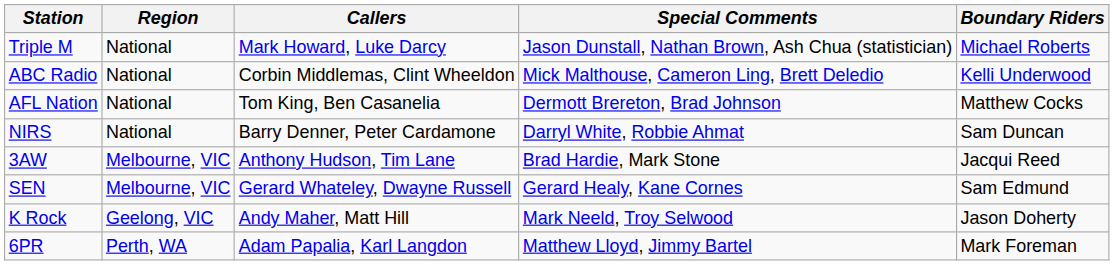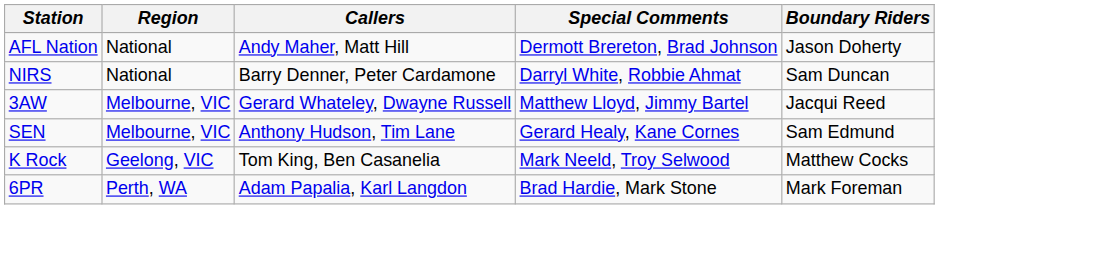- row: (41, 47)
- row: (53, 75)
(339, 103) Tom King, Ben Casanelia -> (324, 47) Andy Maher, Matt Hill
(1022, 103) Matthew Cocks -> (844, 47) Jason Doherty
(347, 160) Anthony Hudson, Tim Lane -> (375, 103) Gerard Whateley, Dwayne Russell
(621, 160) Brad Hardie, Mark Stone -> (634, 103) Matthew Lloyd, Jimmy Bartel
(375, 189) Gerard Whateley, Dwayne Russell -> (347, 132) Anthony Hudson, Tim Lane
(324, 217) Andy Maher, Matt Hill -> (339, 160) Tom King, Ben Casanelia
(1018, 217) Jason Doherty -> (847, 160) Matthew Cocks
(637, 246) Matthew Lloyd, Jimmy Bartel -> (618, 189) Brad Hardie, Mark Stone
